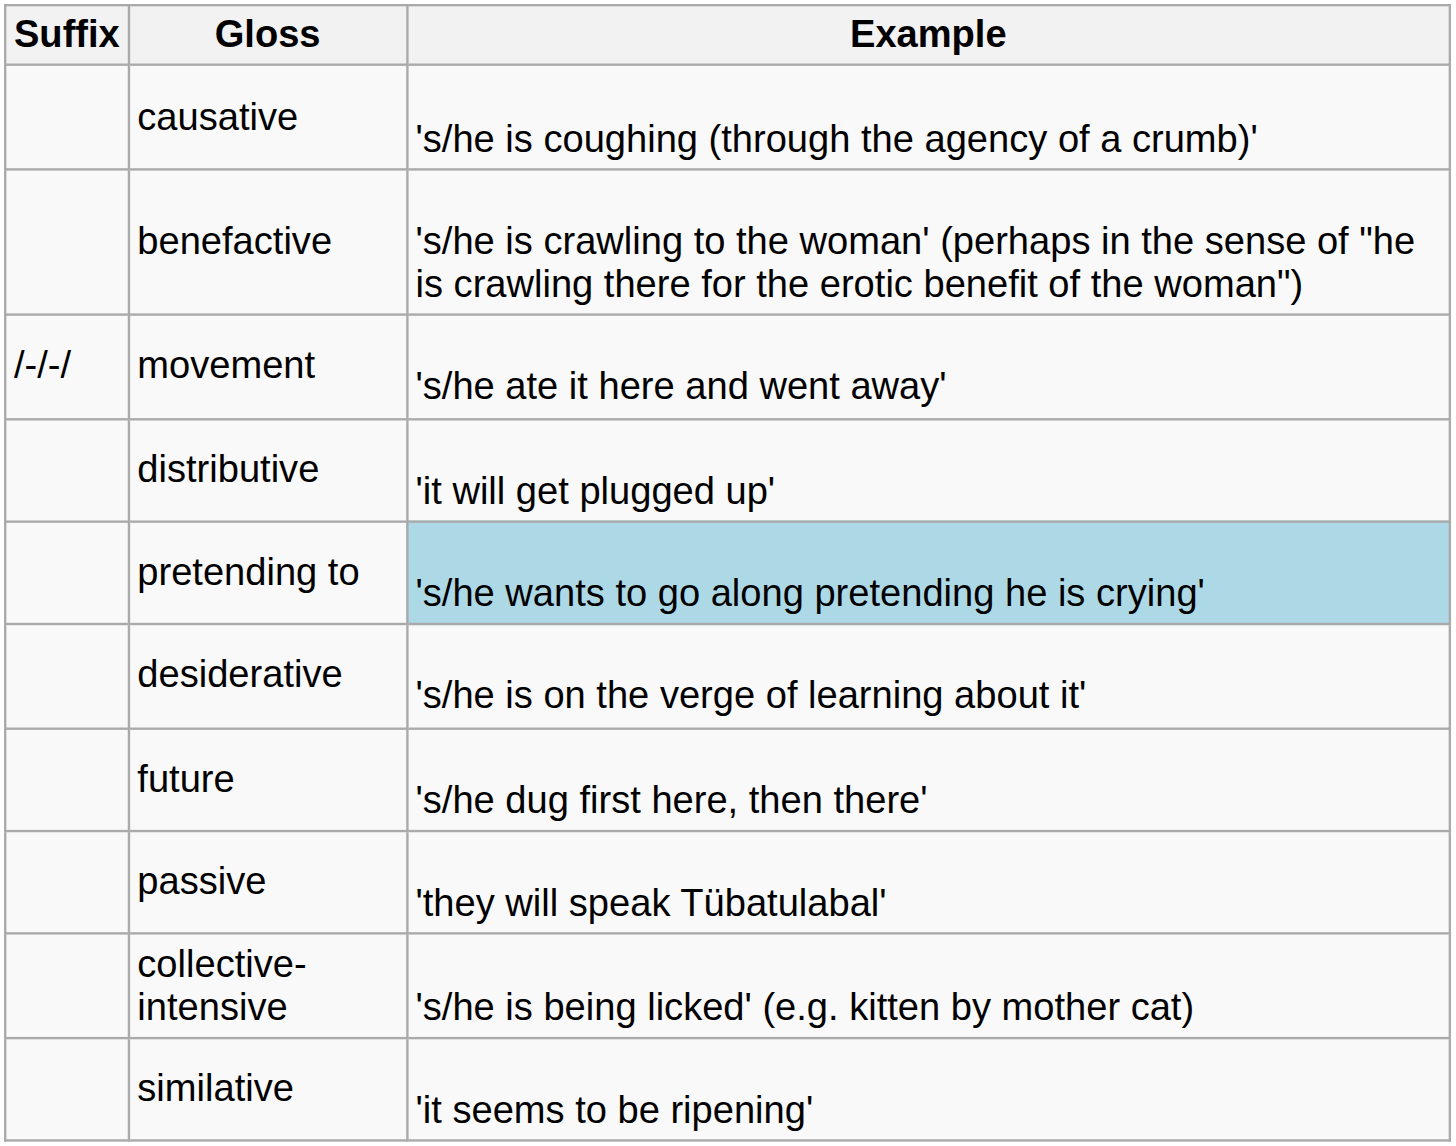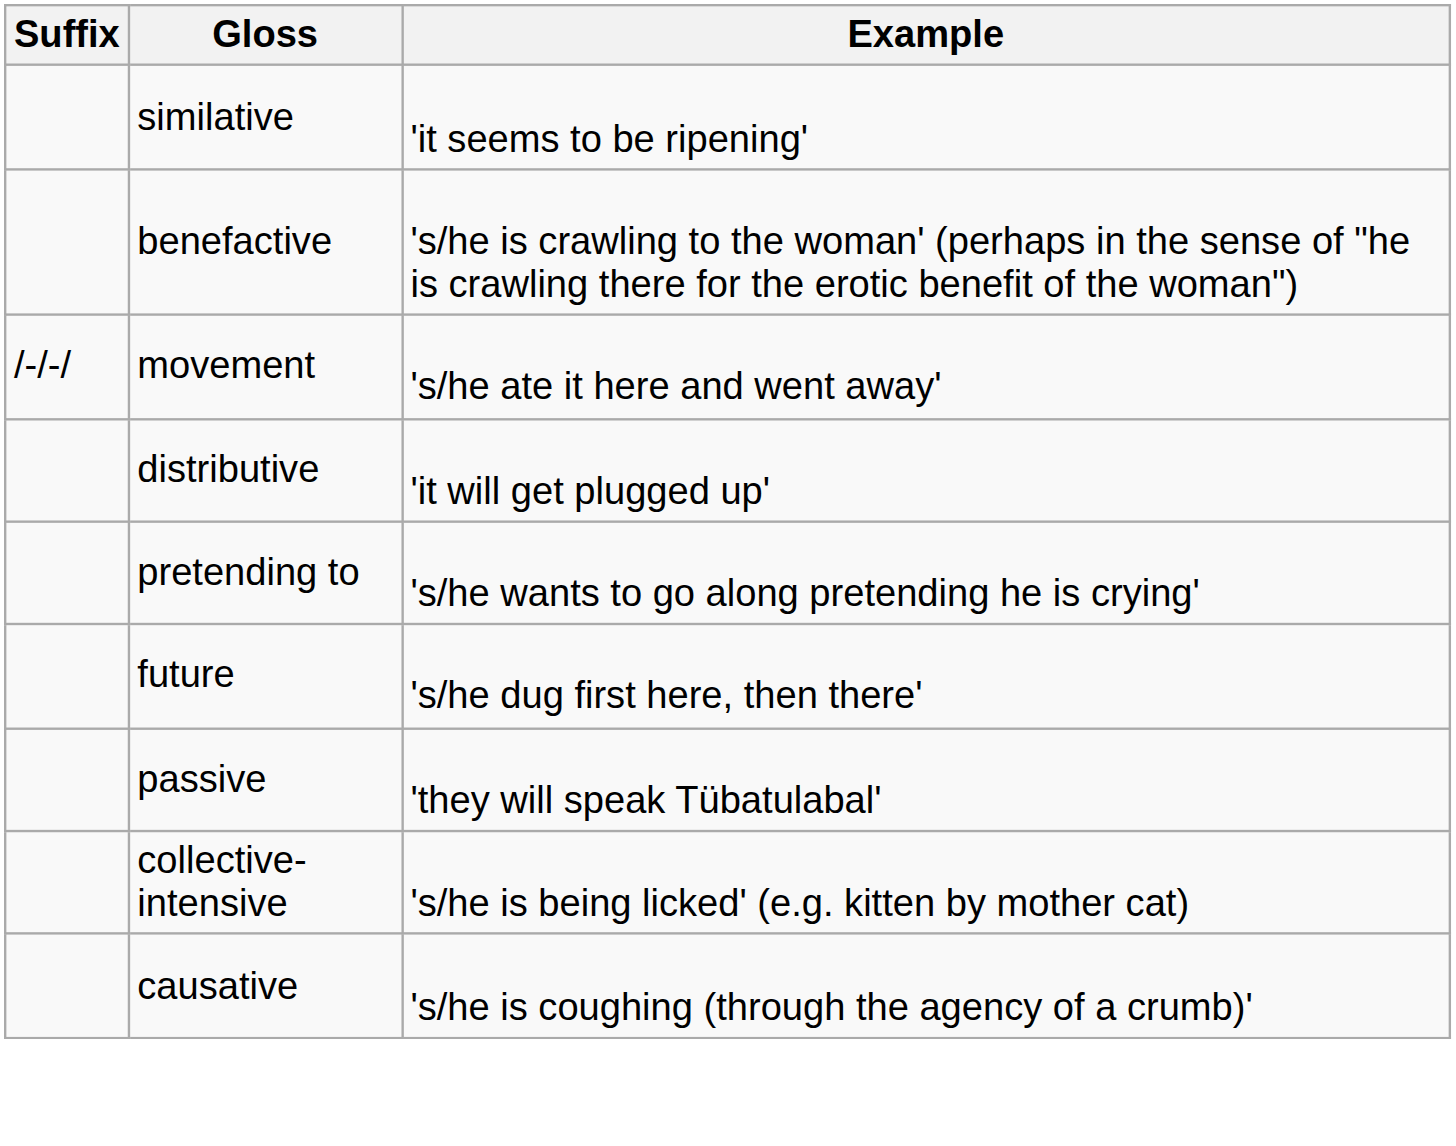rows swapped: (218, 116) <-> (216, 1088)
(810, 593) lightblue background -> (805, 593) no background
- row: (240, 675)
